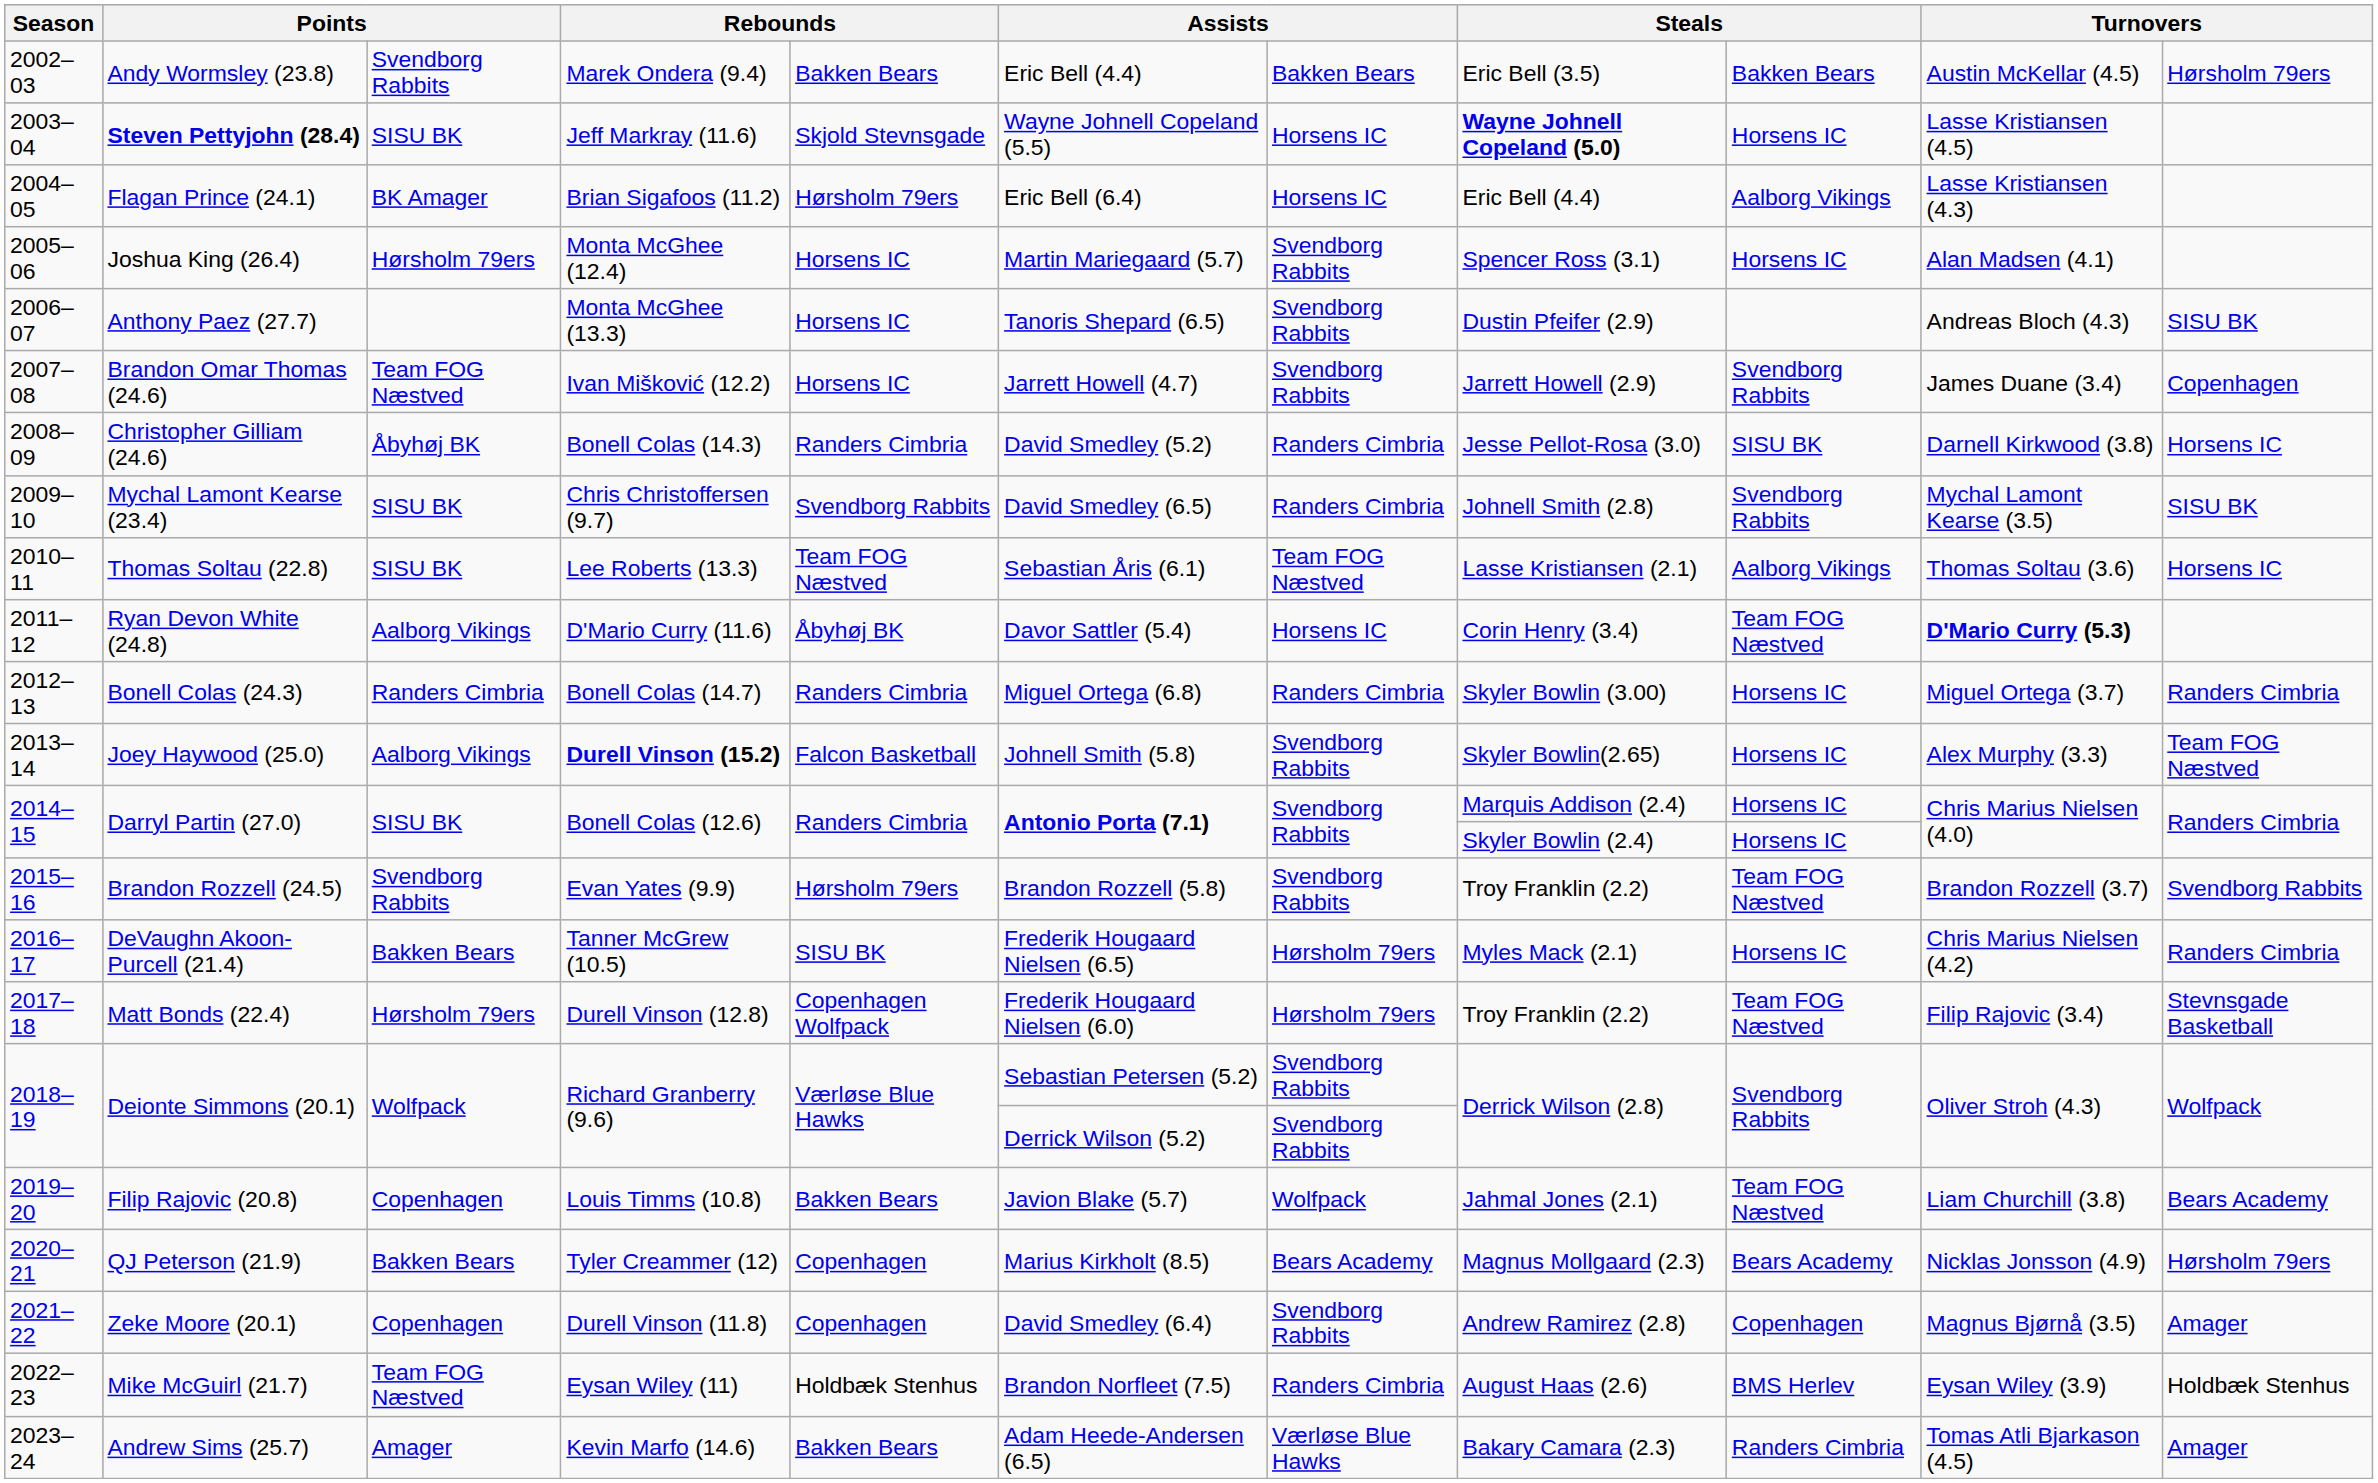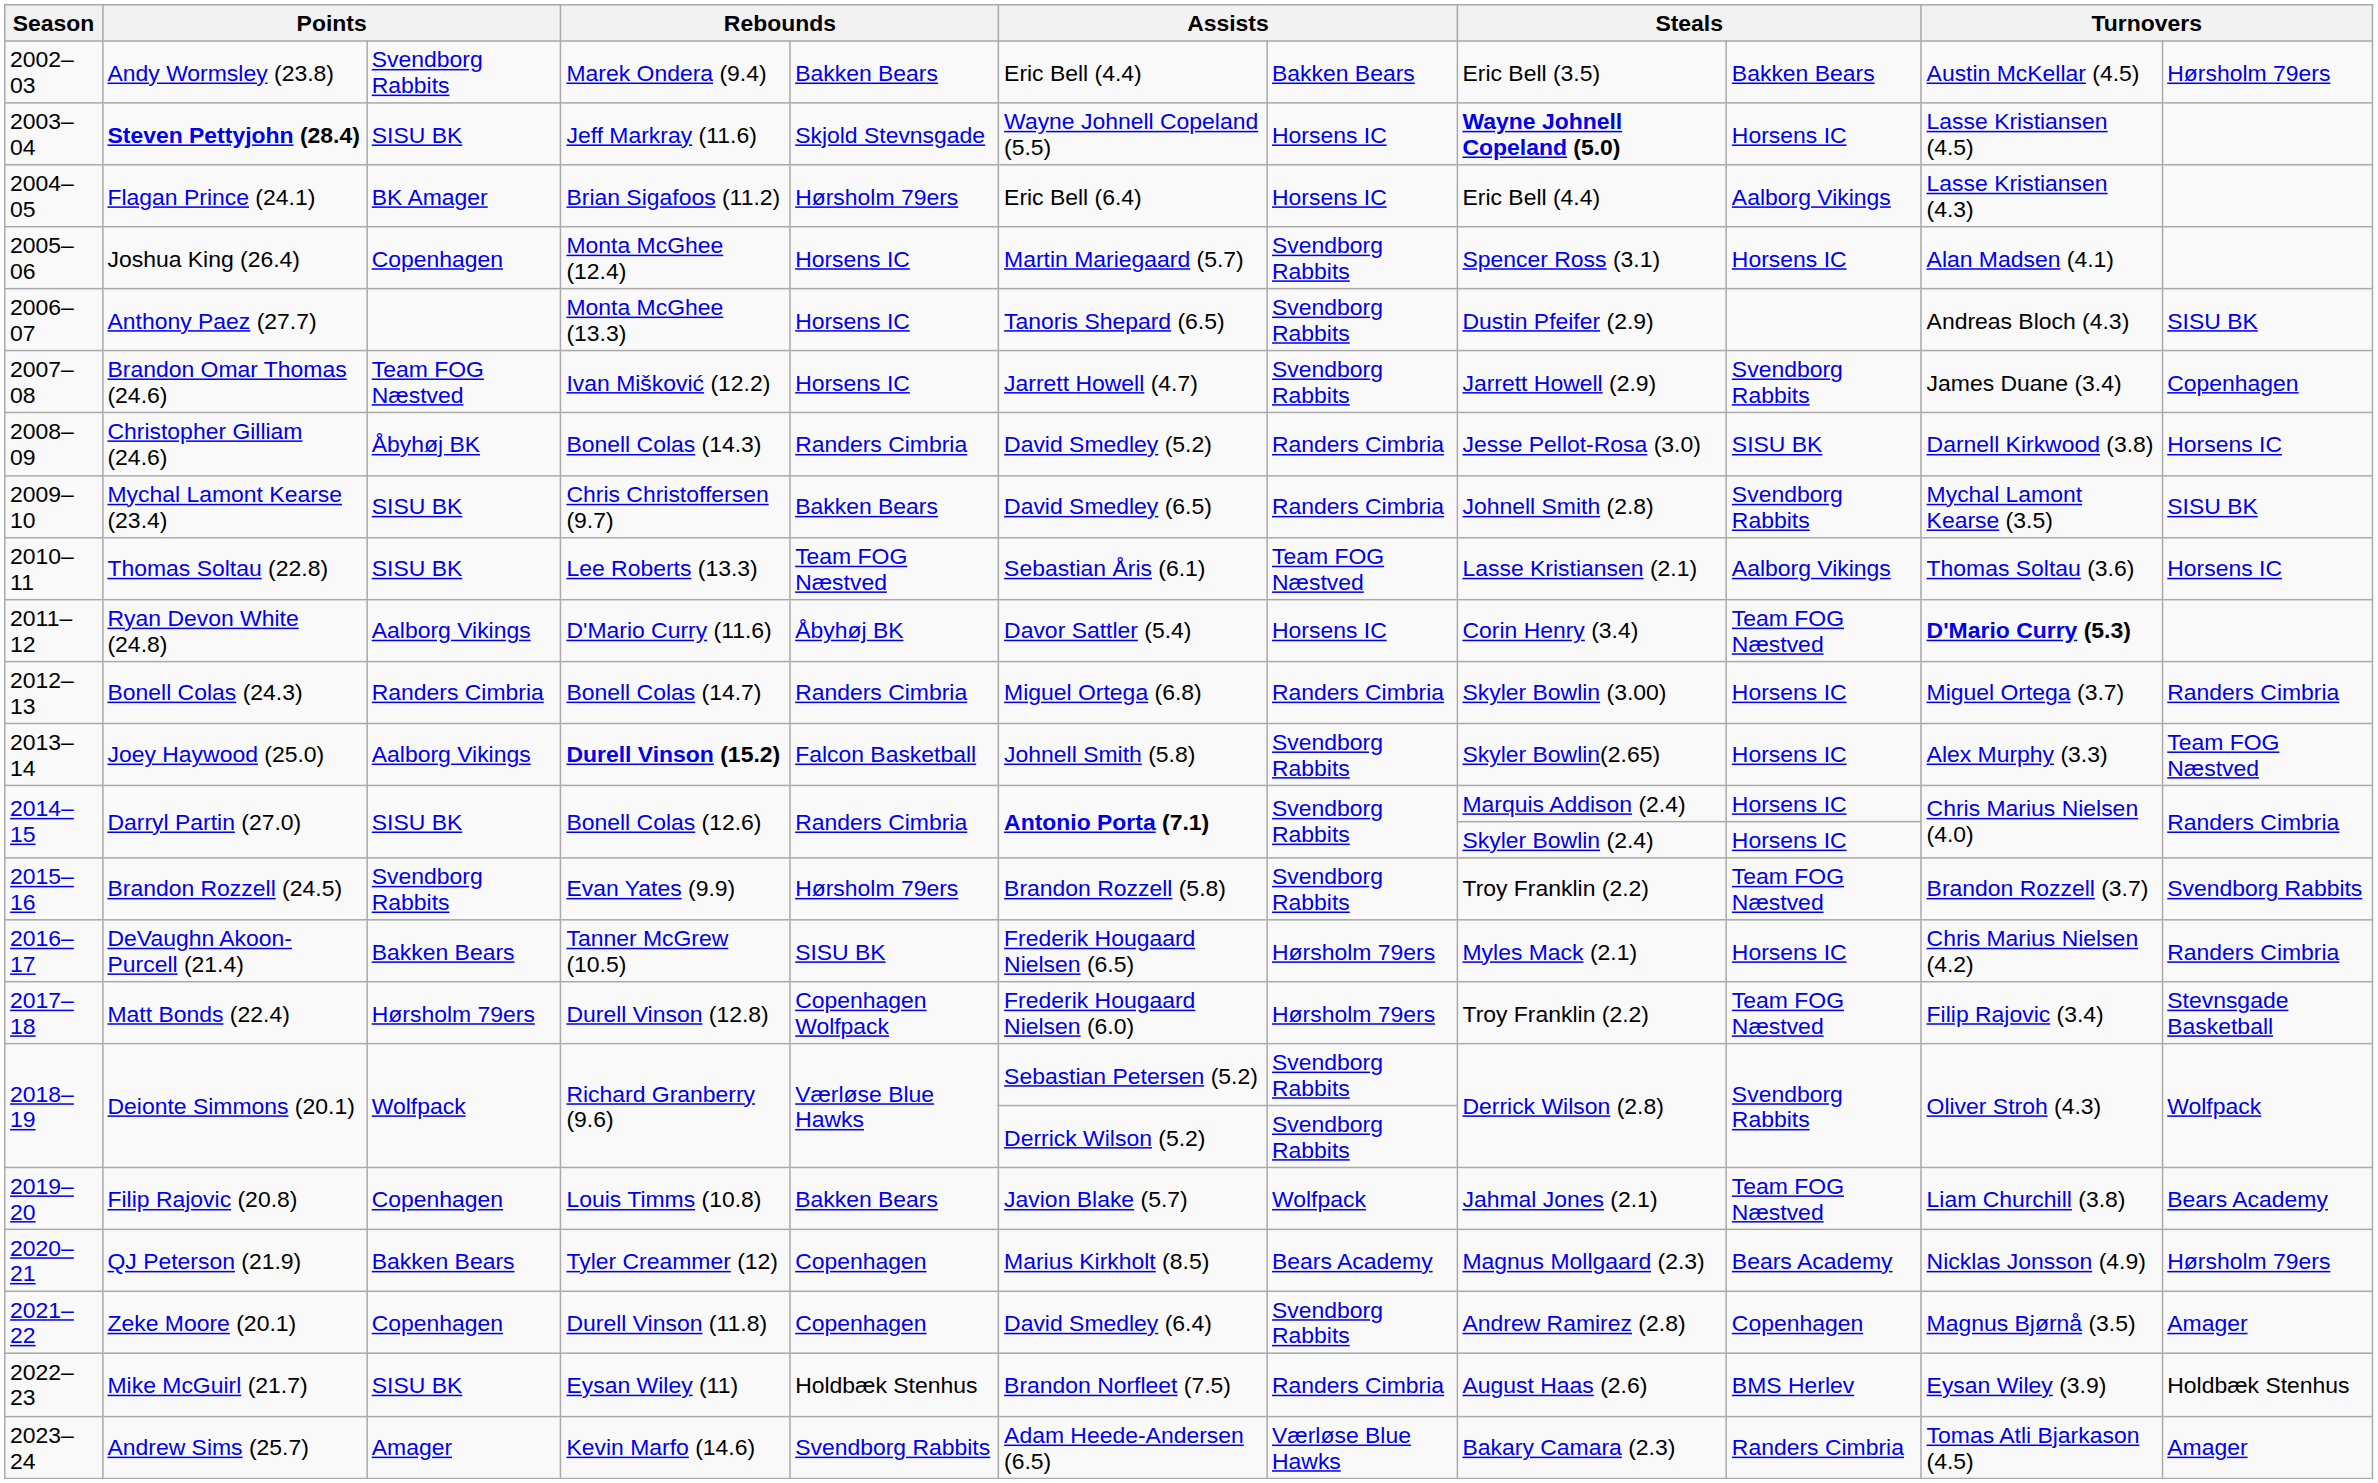(453, 258) Hørsholm 79ers -> (437, 258) Copenhagen
(893, 506) Svendborg Rabbits -> (867, 506) Bakken Bears
(428, 1385) Team FOG Næstved -> (417, 1385) SISU BK
(867, 1447) Bakken Bears -> (893, 1447) Svendborg Rabbits
